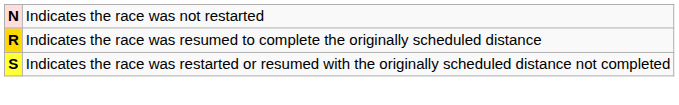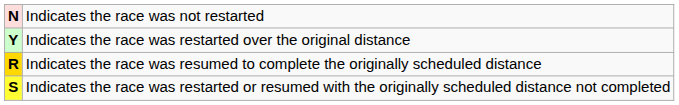+ row: (13, 40)
